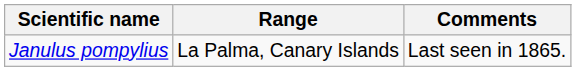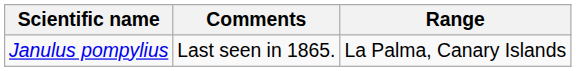columns swapped: (288, 19) <-> (487, 19)
